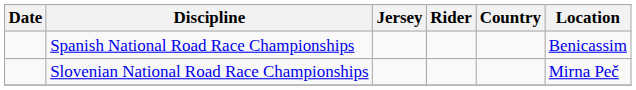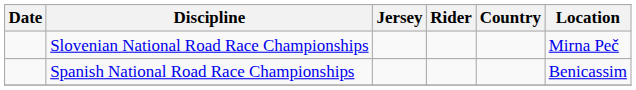rows swapped: (202, 44) <-> (209, 71)
